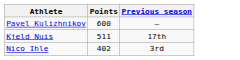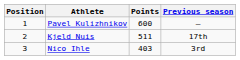+ column: (25, 11)
(104, 49) 402 -> (145, 49) 403
